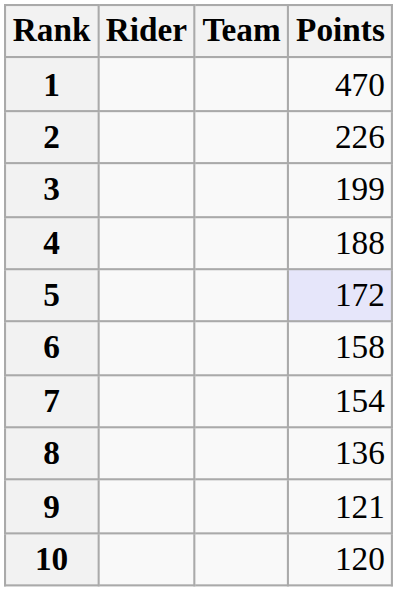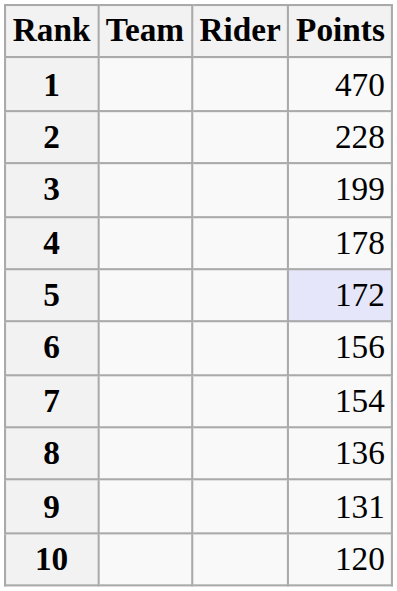columns swapped: (146, 30) <-> (242, 30)
(360, 136) 226 -> (360, 136) 228
(360, 242) 188 -> (360, 242) 178
(360, 347) 158 -> (360, 347) 156
(360, 505) 121 -> (360, 505) 131
